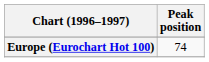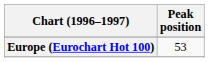(181, 47) 74 -> (181, 47) 53
